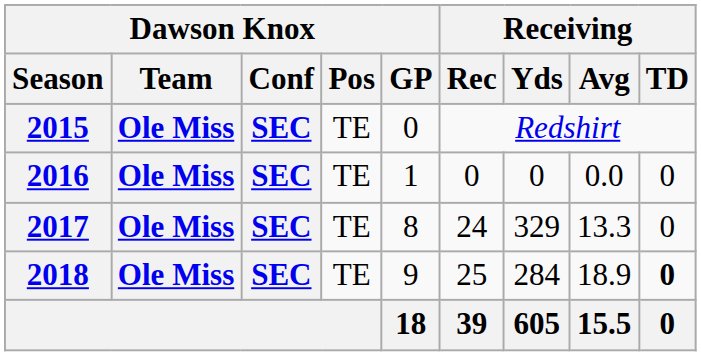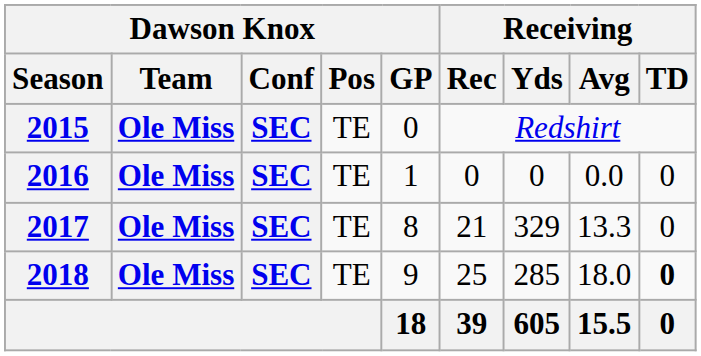(472, 226) 24 -> (472, 226) 21
(537, 275) 284 -> (537, 275) 285
(604, 275) 18.9 -> (604, 275) 18.0
